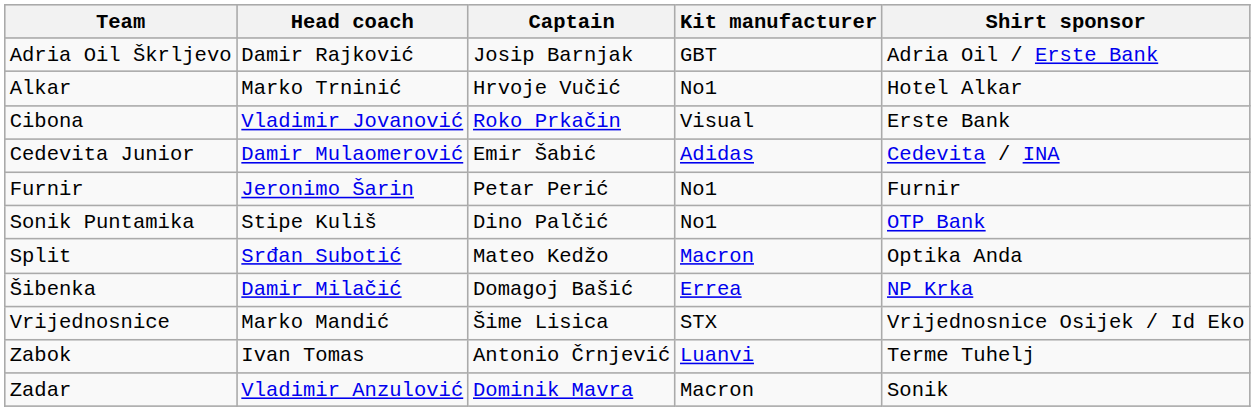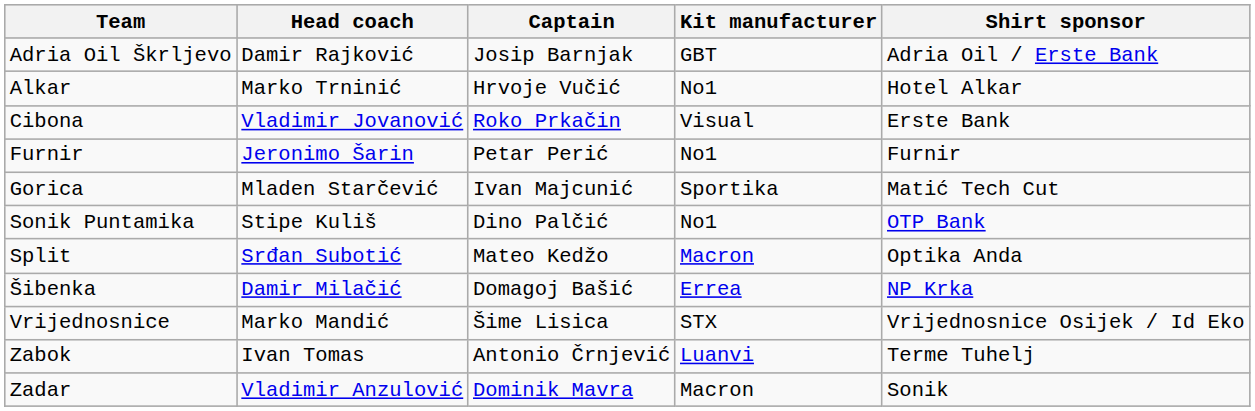- row: (102, 155)
+ row: (47, 189)
